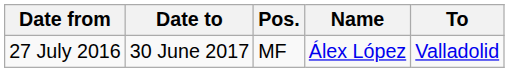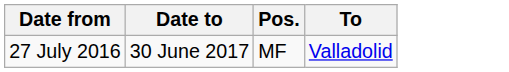- column: (358, 20)
